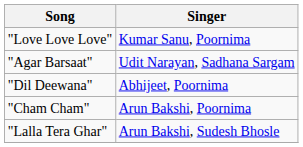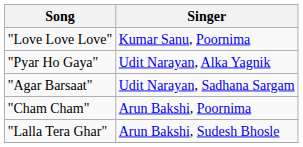+ row: (53, 62)
- row: (50, 85)
